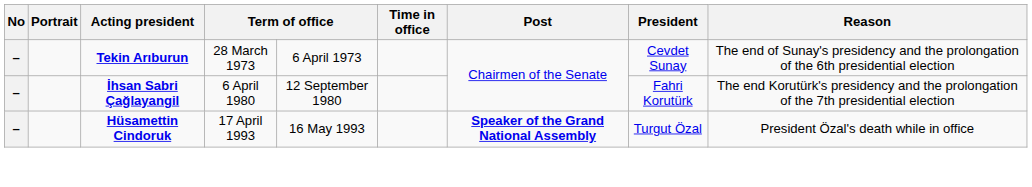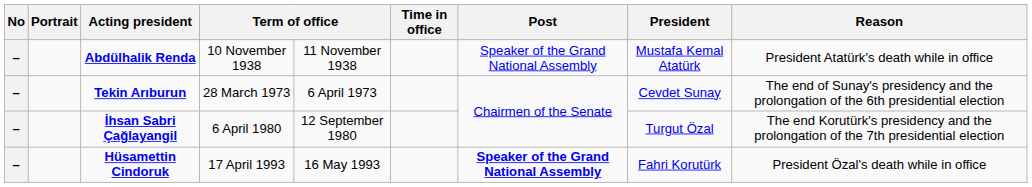+ row: (140, 57)
(668, 93) Fahri Korutürk -> (680, 128) Turgut Özal
(668, 128) Turgut Özal -> (680, 164) Fahri Korutürk
